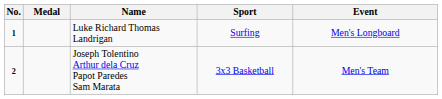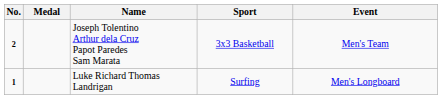rows swapped: (116, 33) <-> (106, 70)
